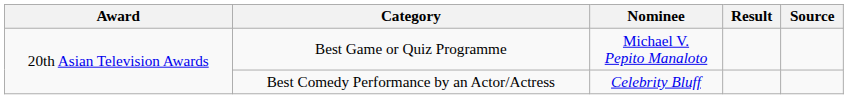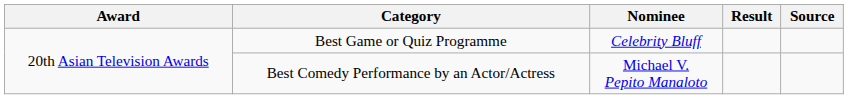(656, 49) Michael V. Pepito Manaloto -> (656, 40) Celebrity Bluff
(656, 81) Celebrity Bluff -> (656, 73) Michael V. Pepito Manaloto
